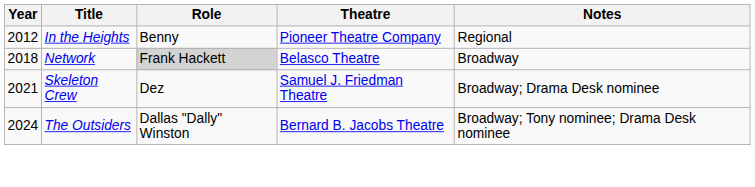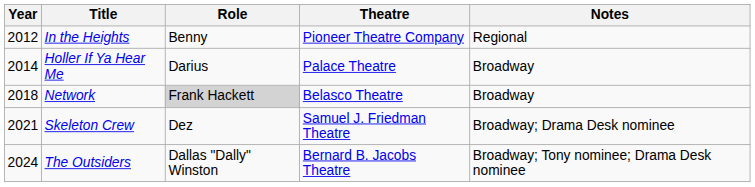+ row: (95, 66)
